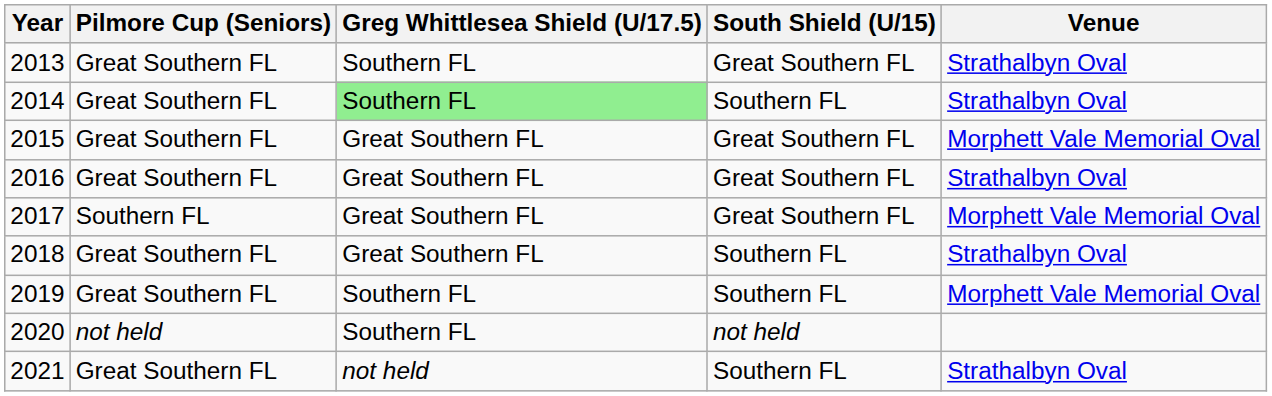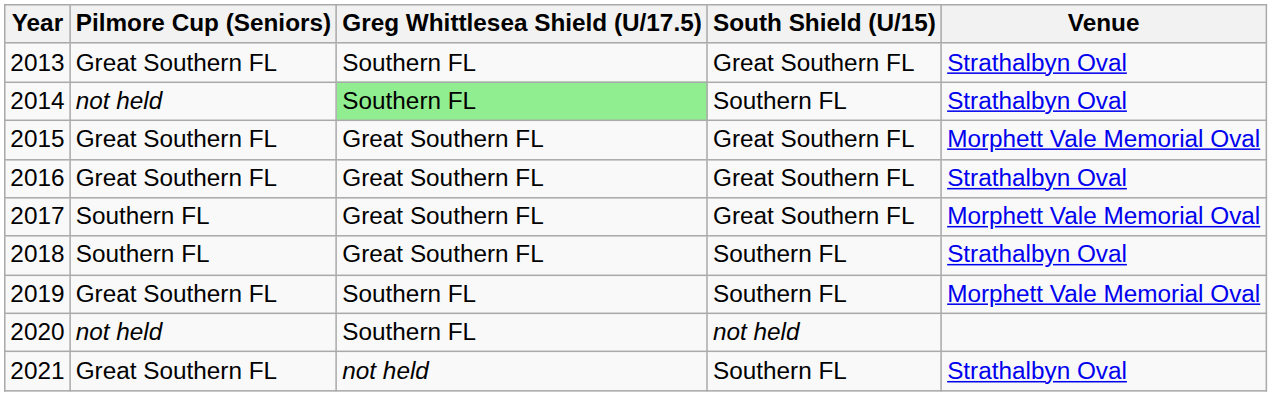(176, 100) Great Southern FL -> (119, 100) not held
(176, 255) Great Southern FL -> (143, 255) Southern FL
